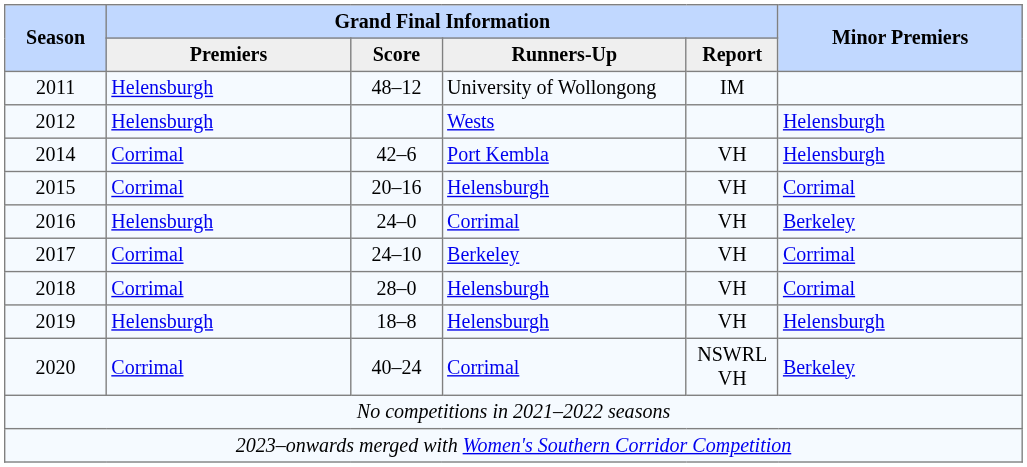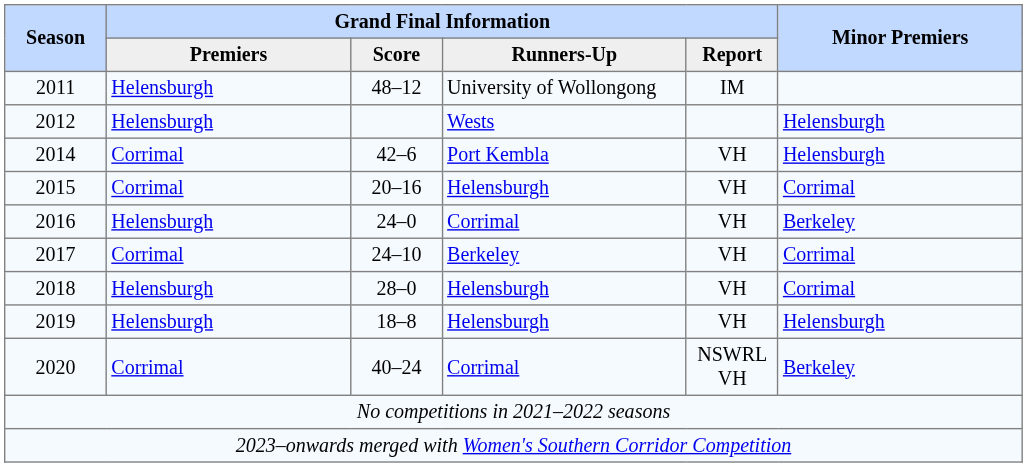(147, 288) Corrimal -> (162, 288) Helensburgh
